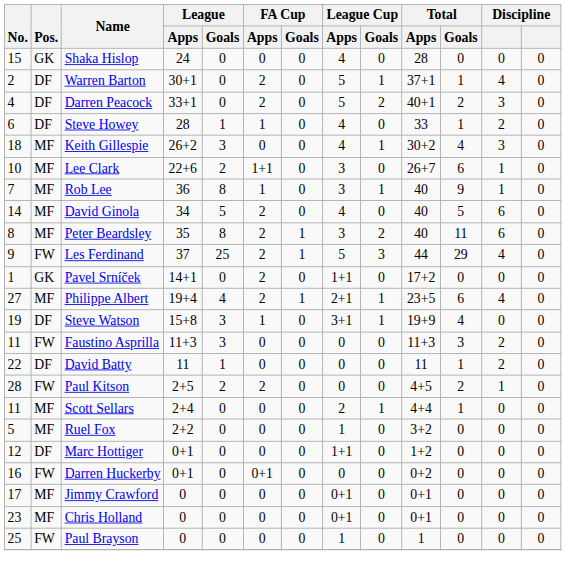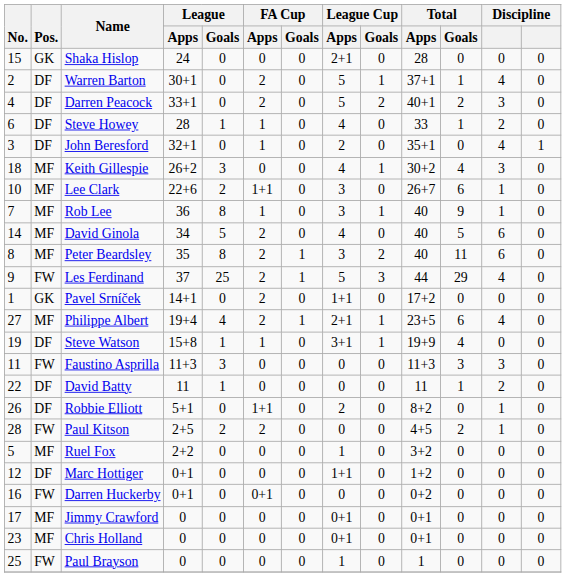(342, 59) 4 -> (342, 59) 2+1
+ row: (106, 146)
(222, 320) 3 -> (222, 342) 1
(501, 342) 2 -> (501, 364) 3
+ row: (103, 408)
- row: (99, 408)
